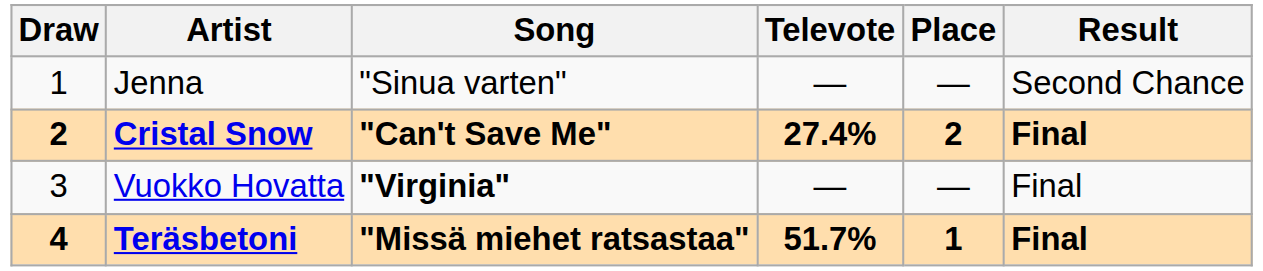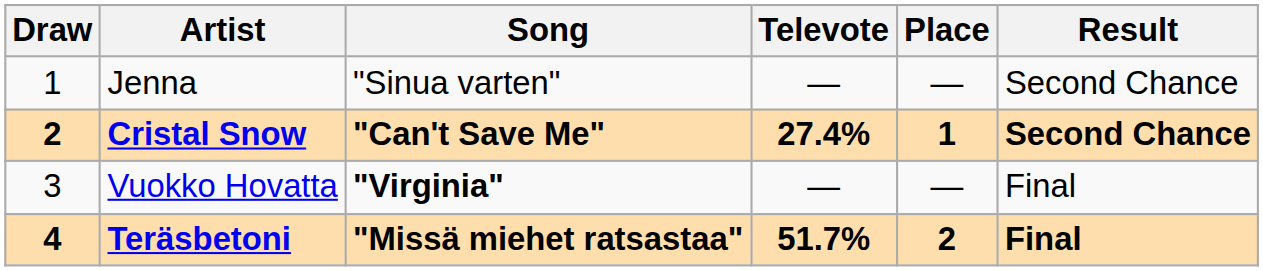(953, 134) 2 -> (947, 134) 1
(1050, 134) Final -> (1128, 134) Second Chance
(953, 238) 1 -> (947, 238) 2
